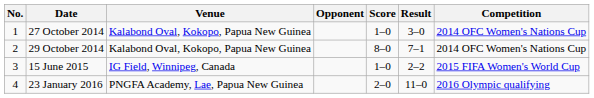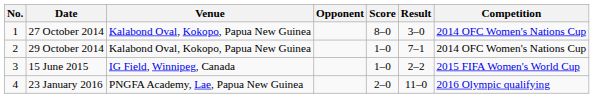(382, 31) 1–0 -> (382, 31) 8–0
(382, 48) 8–0 -> (382, 48) 1–0
